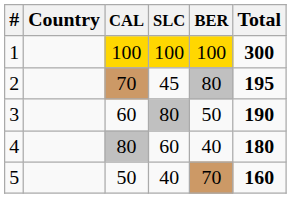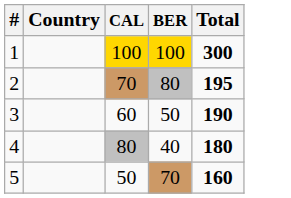- column: (169, 21)
